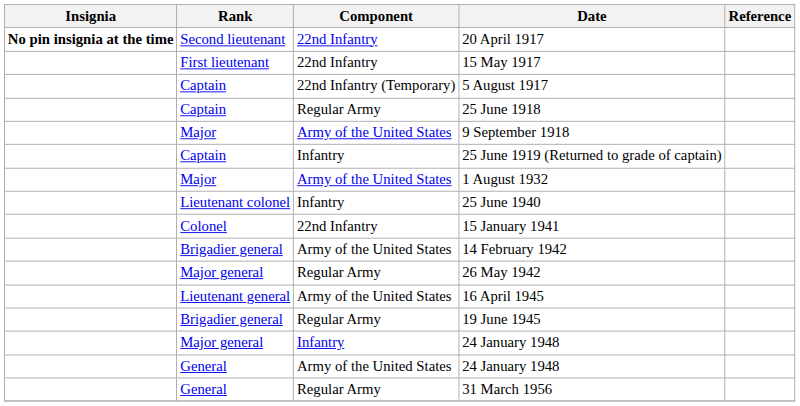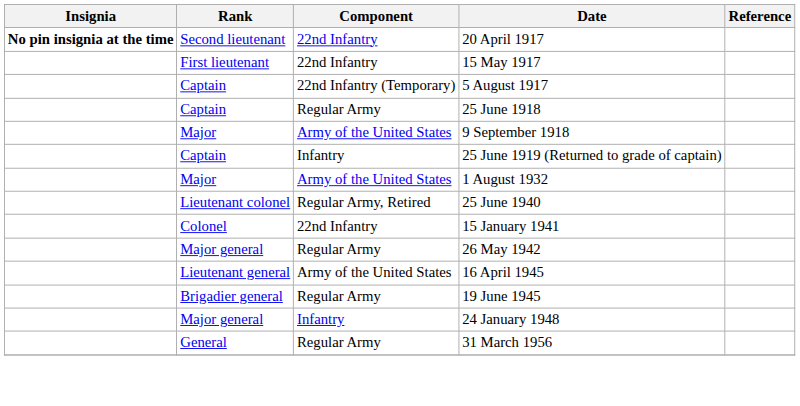(321, 202) Infantry -> (364, 202) Regular Army, Retired
- row: (232, 249)
- row: (204, 366)
